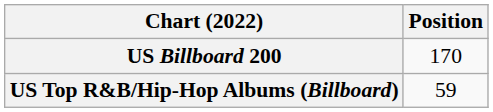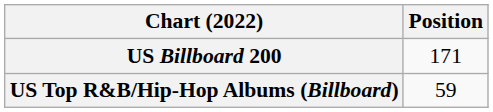(446, 55) 170 -> (446, 55) 171
